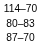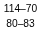- row: (20, 37)
